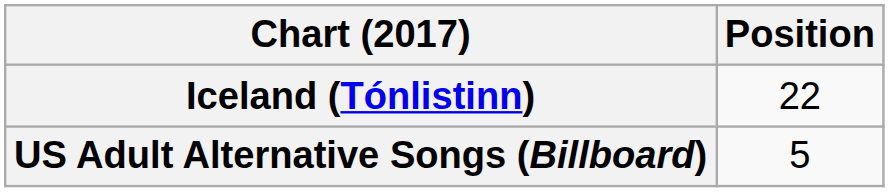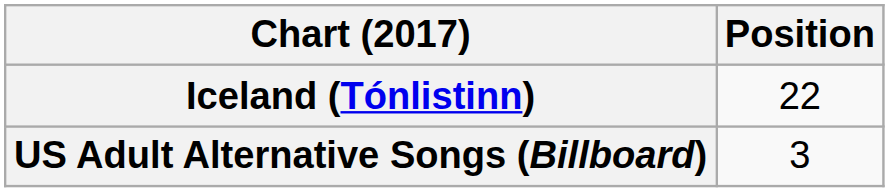(800, 155) 5 -> (800, 155) 3
